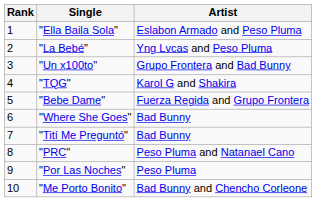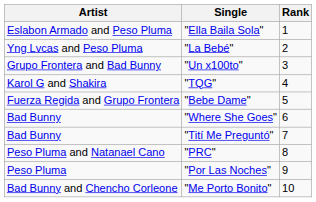columns swapped: (20, 13) <-> (223, 13)
